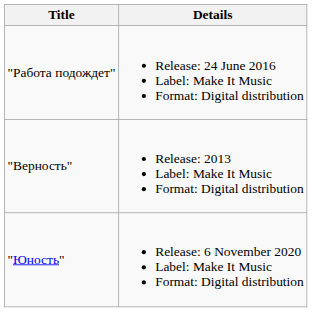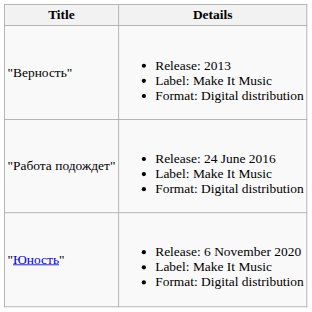rows swapped: (40, 166) <-> (61, 72)
